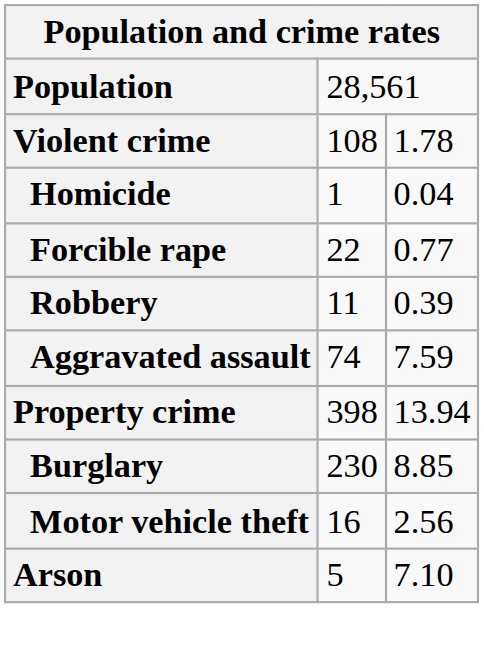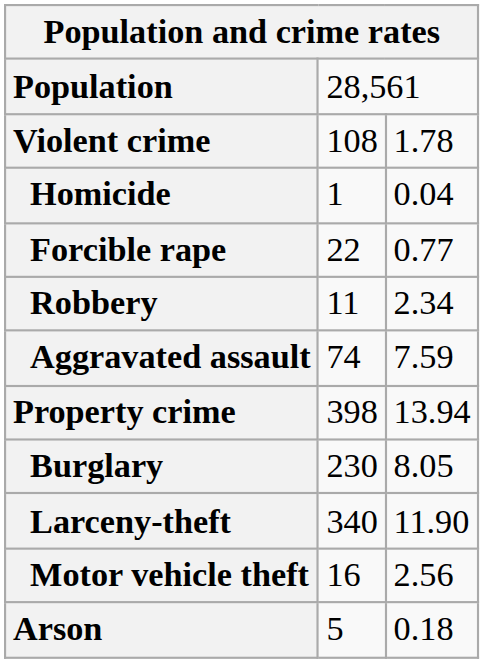(424, 303) 0.39 -> (424, 303) 2.34
(424, 466) 8.85 -> (424, 466) 8.05
+ row: (122, 520)
(424, 574) 7.10 -> (424, 628) 0.18
